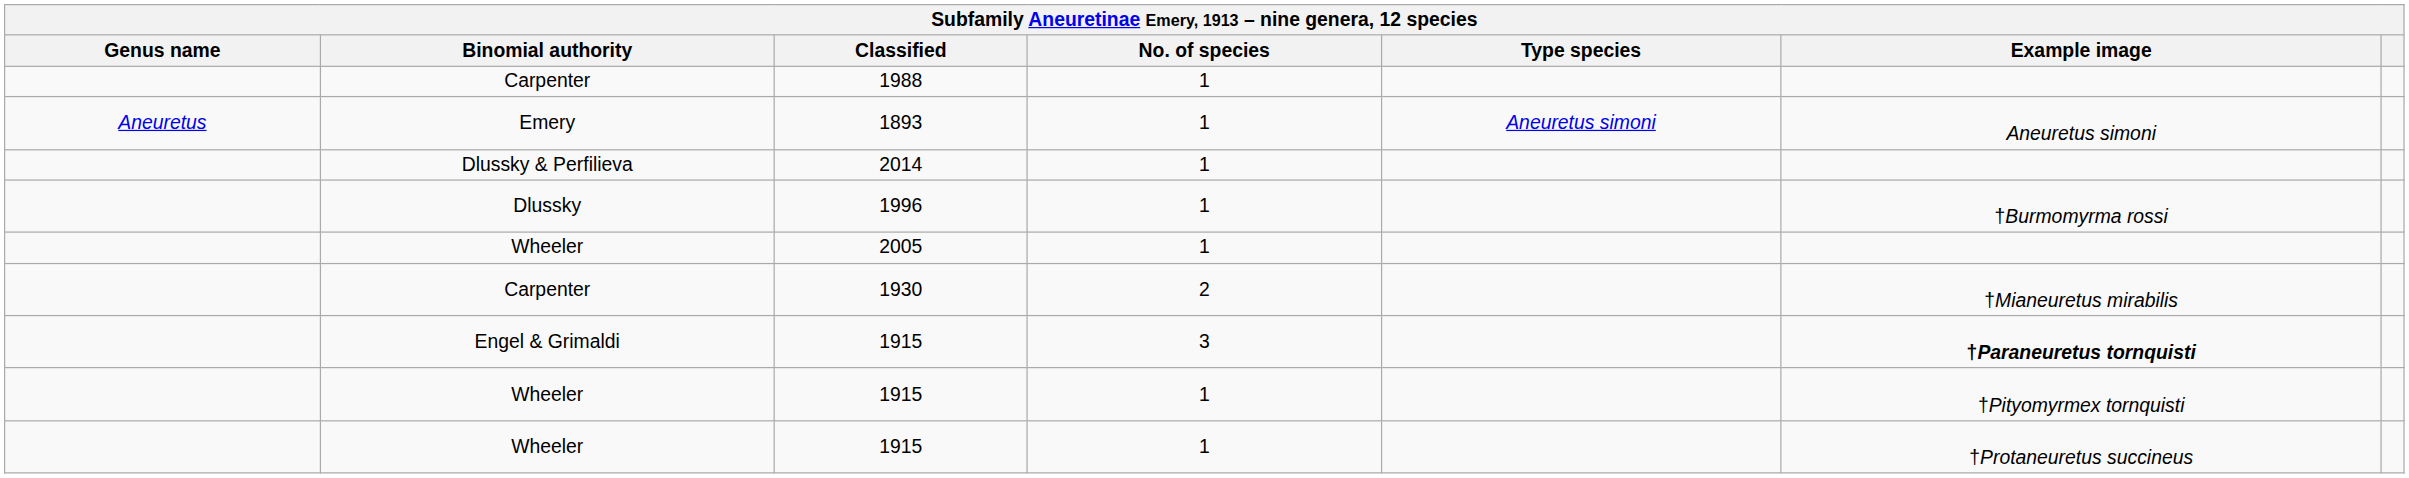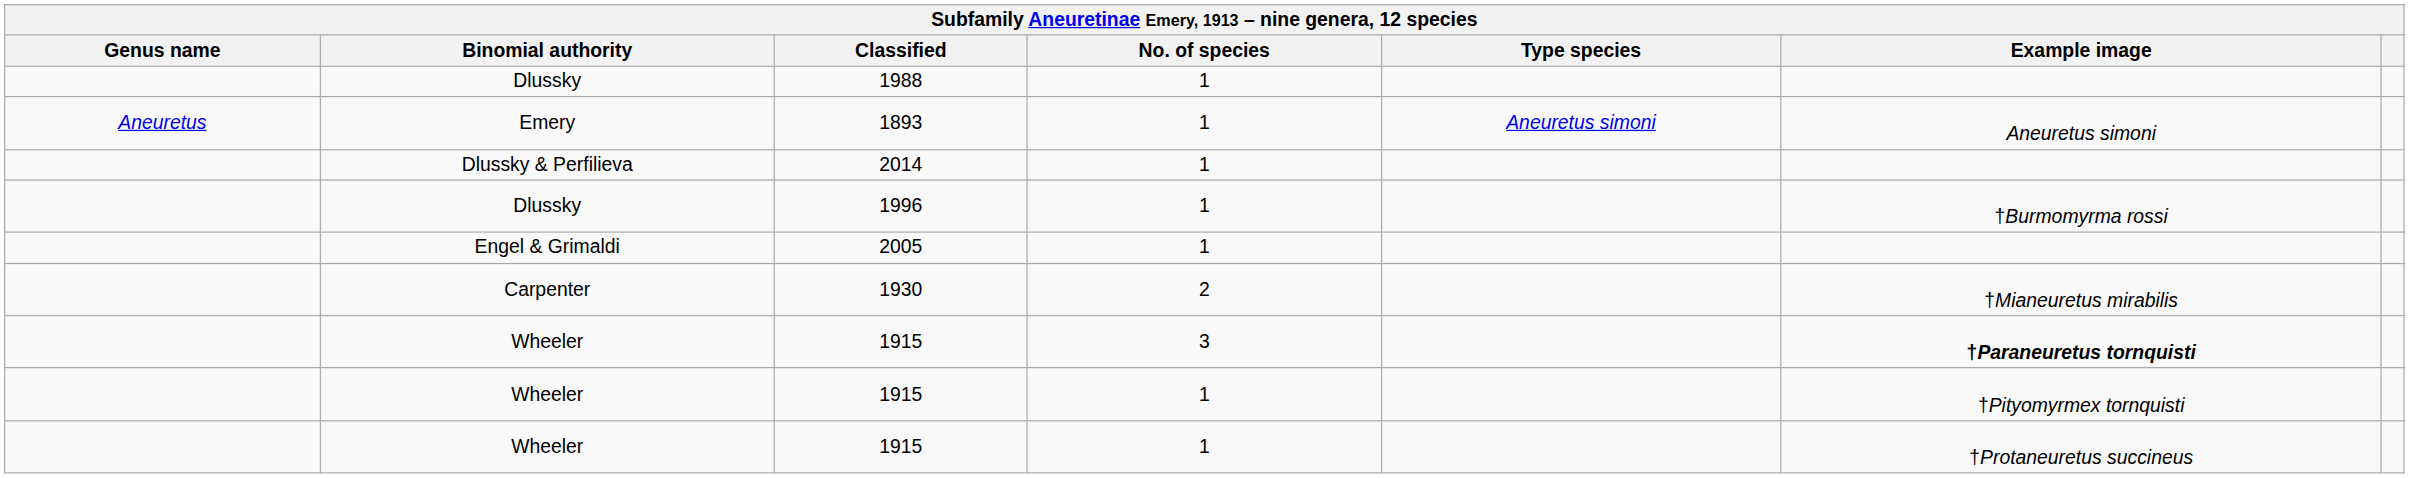(547, 81) Carpenter -> (547, 81) Dlussky
(547, 247) Wheeler -> (547, 247) Engel & Grimaldi
(547, 341) Engel & Grimaldi -> (547, 341) Wheeler
